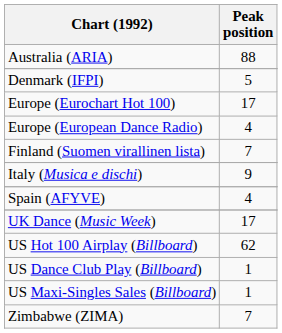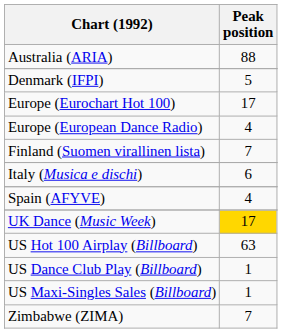(248, 174) 9 -> (248, 174) 6
(248, 221) no background -> (248, 221) gold background
(248, 245) 62 -> (248, 245) 63
